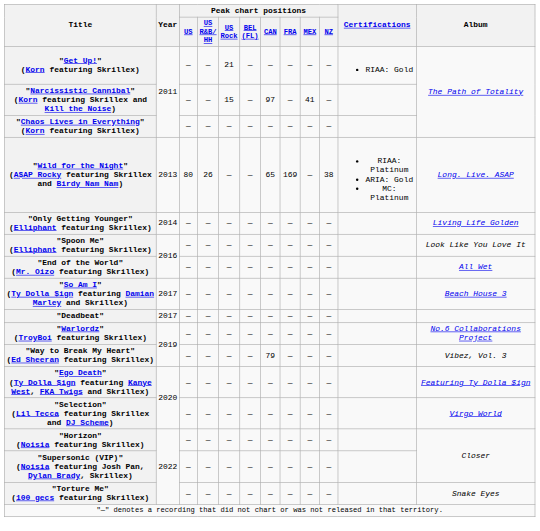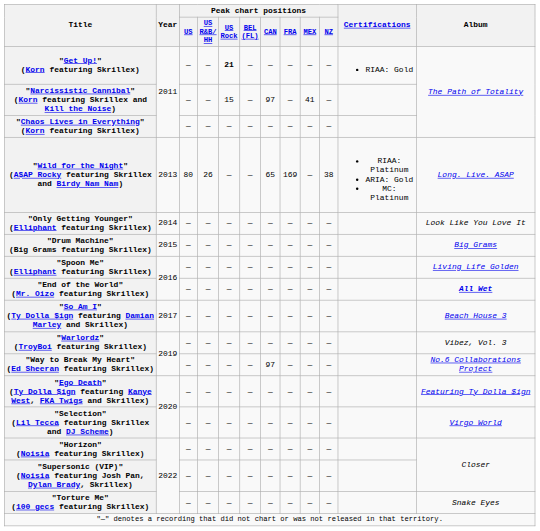(229, 65) normal -> (229, 65) bold
(476, 223) Living Life Golden -> (476, 223) Look Like You Love It
+ row: (80, 245)
(476, 245) Look Like You Love It -> (476, 267) Living Life Golden
(476, 267) normal -> (476, 289) bold
- row: (80, 316)
(476, 333) No.6 Collaborations Project -> (476, 343) Vibez, Vol. 3
(270, 356) 79 -> (270, 365) 97
(476, 356) Vibez, Vol. 3 -> (476, 365) No.6 Collaborations Project
